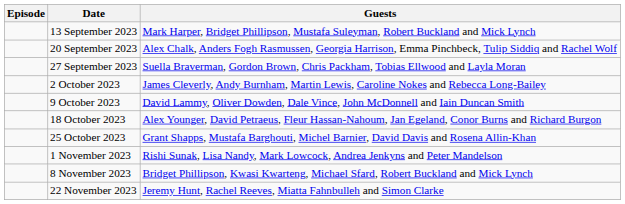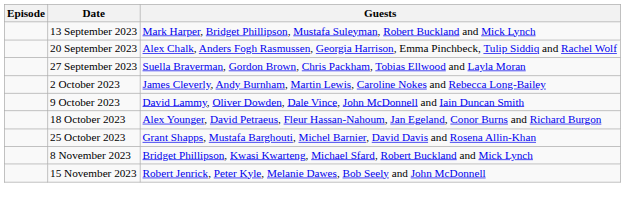- row: (91, 155)
+ row: (93, 173)
- row: (93, 191)
